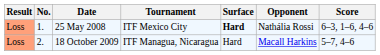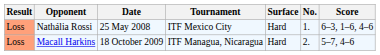columns swapped: (44, 11) <-> (287, 11)
(234, 27) bold -> (277, 27) normal
